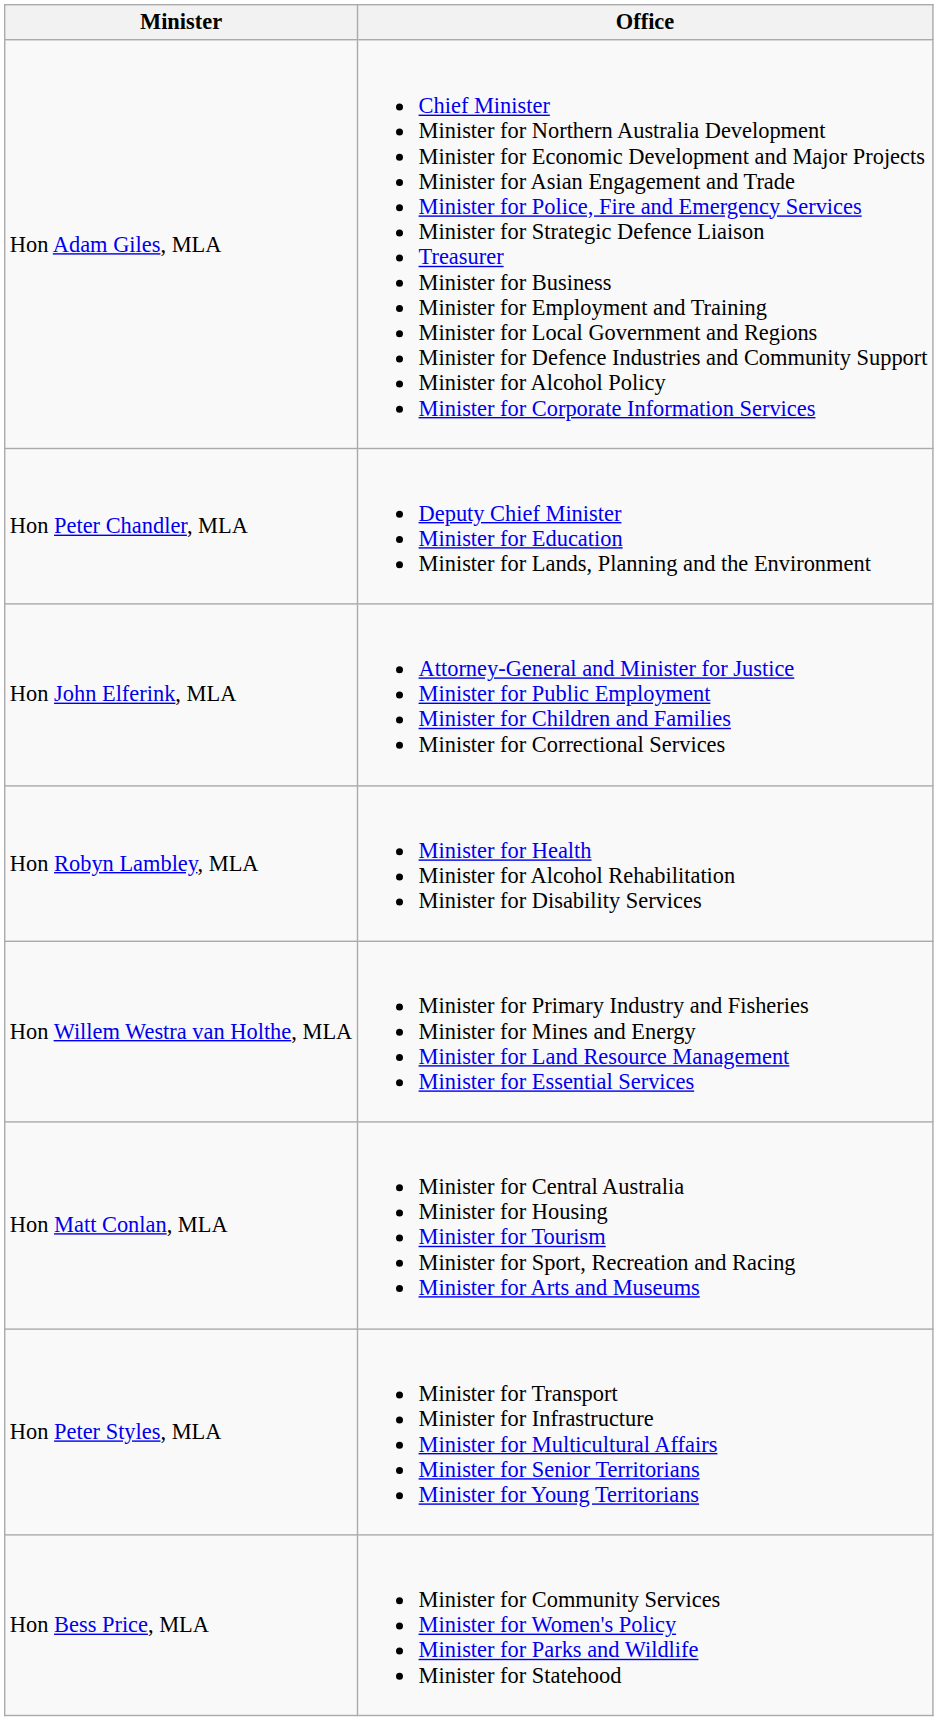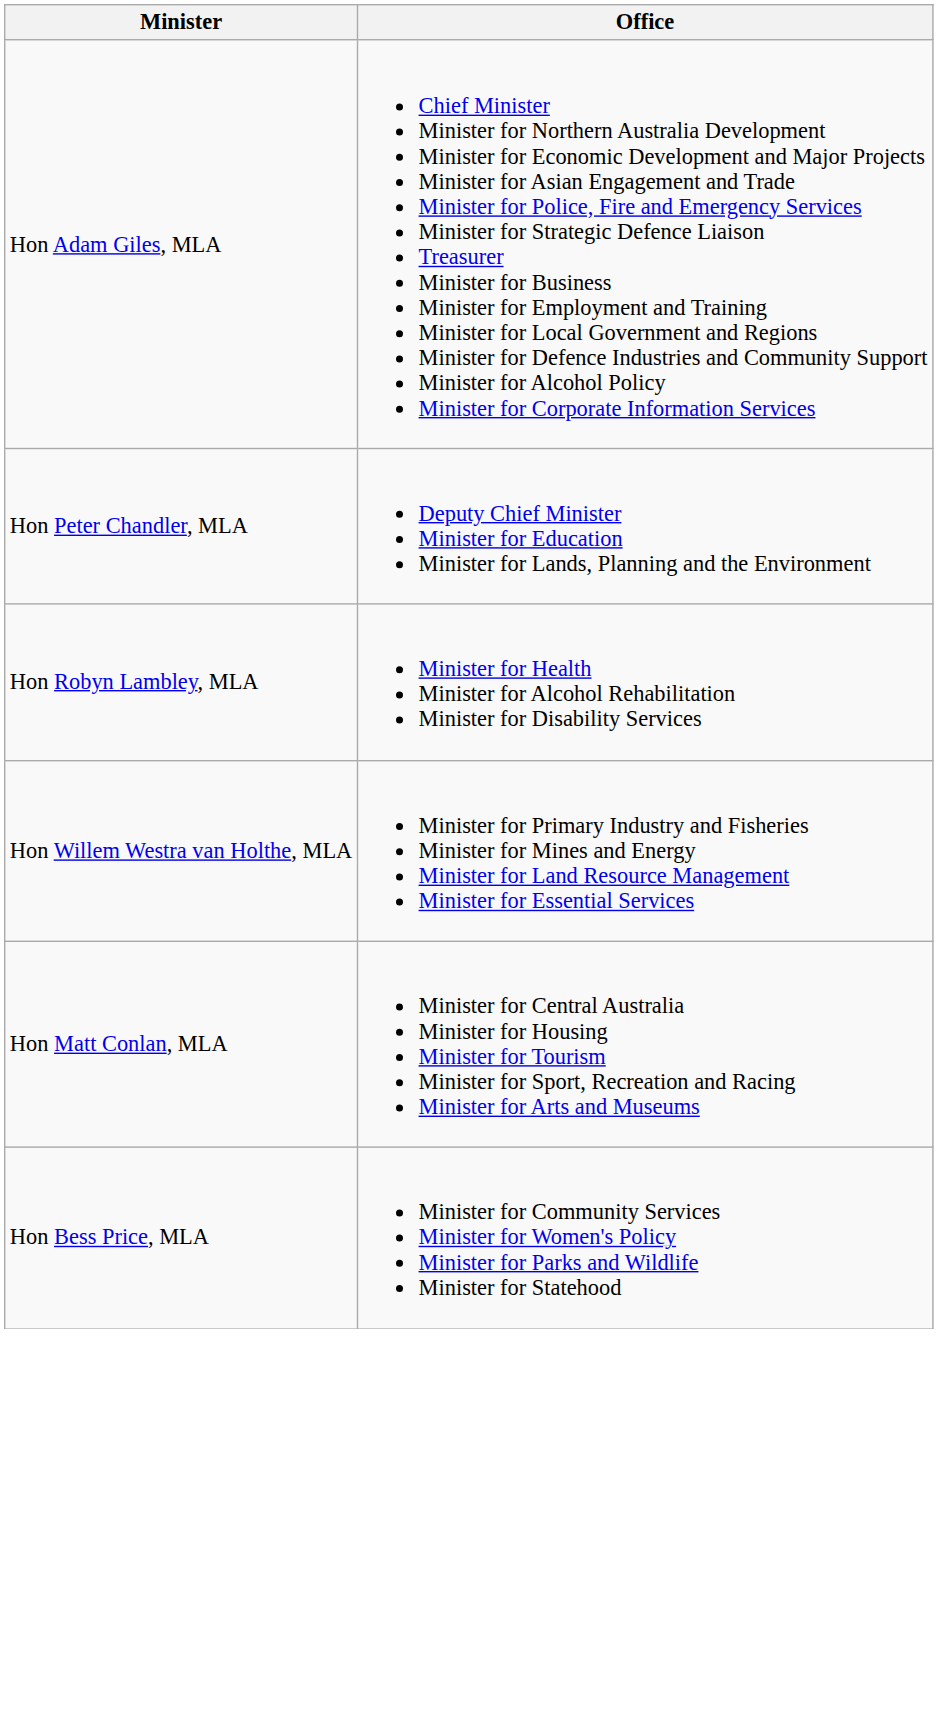- row: (123, 694)
- row: (116, 1431)
